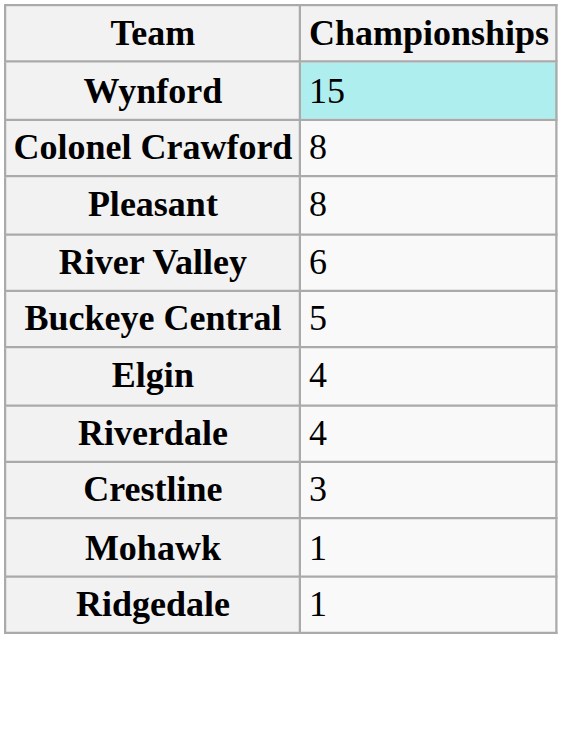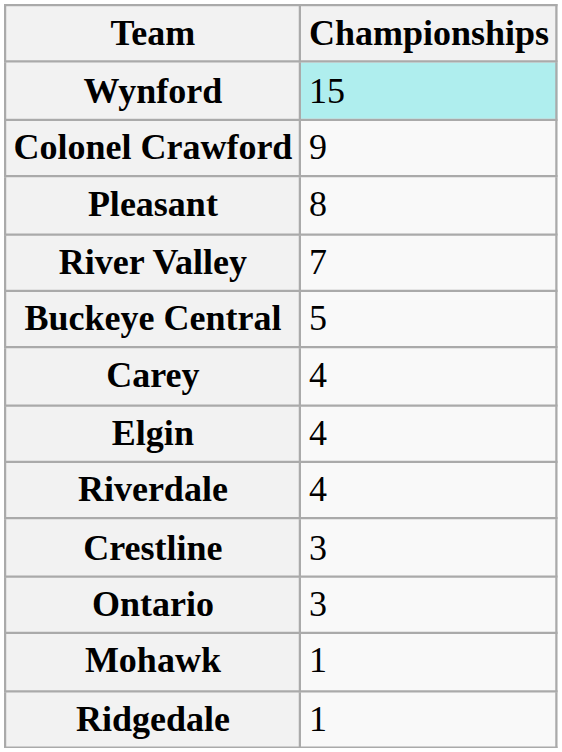(318, 147) 8 -> (318, 147) 9
(318, 261) 6 -> (318, 261) 7
+ row: (153, 375)
+ row: (153, 603)
